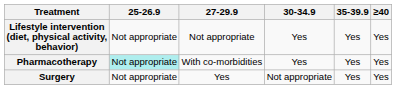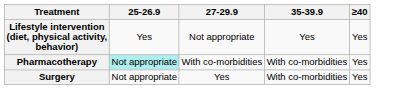- column: (299, 12)
(144, 37) Not appropriate -> (144, 37) Yes
(353, 62) Yes -> (307, 62) With co-morbidities
(353, 77) Yes -> (307, 77) With co-morbidities
